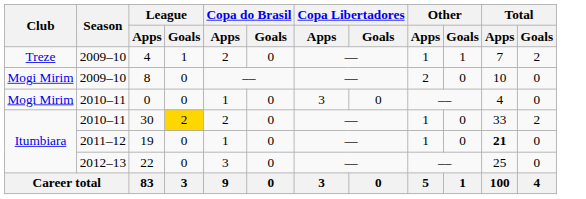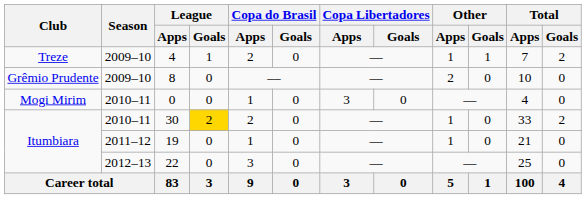(40, 78) Mogi Mirim -> (53, 78) Grêmio Prudente
(500, 141) bold -> (525, 141) normal
